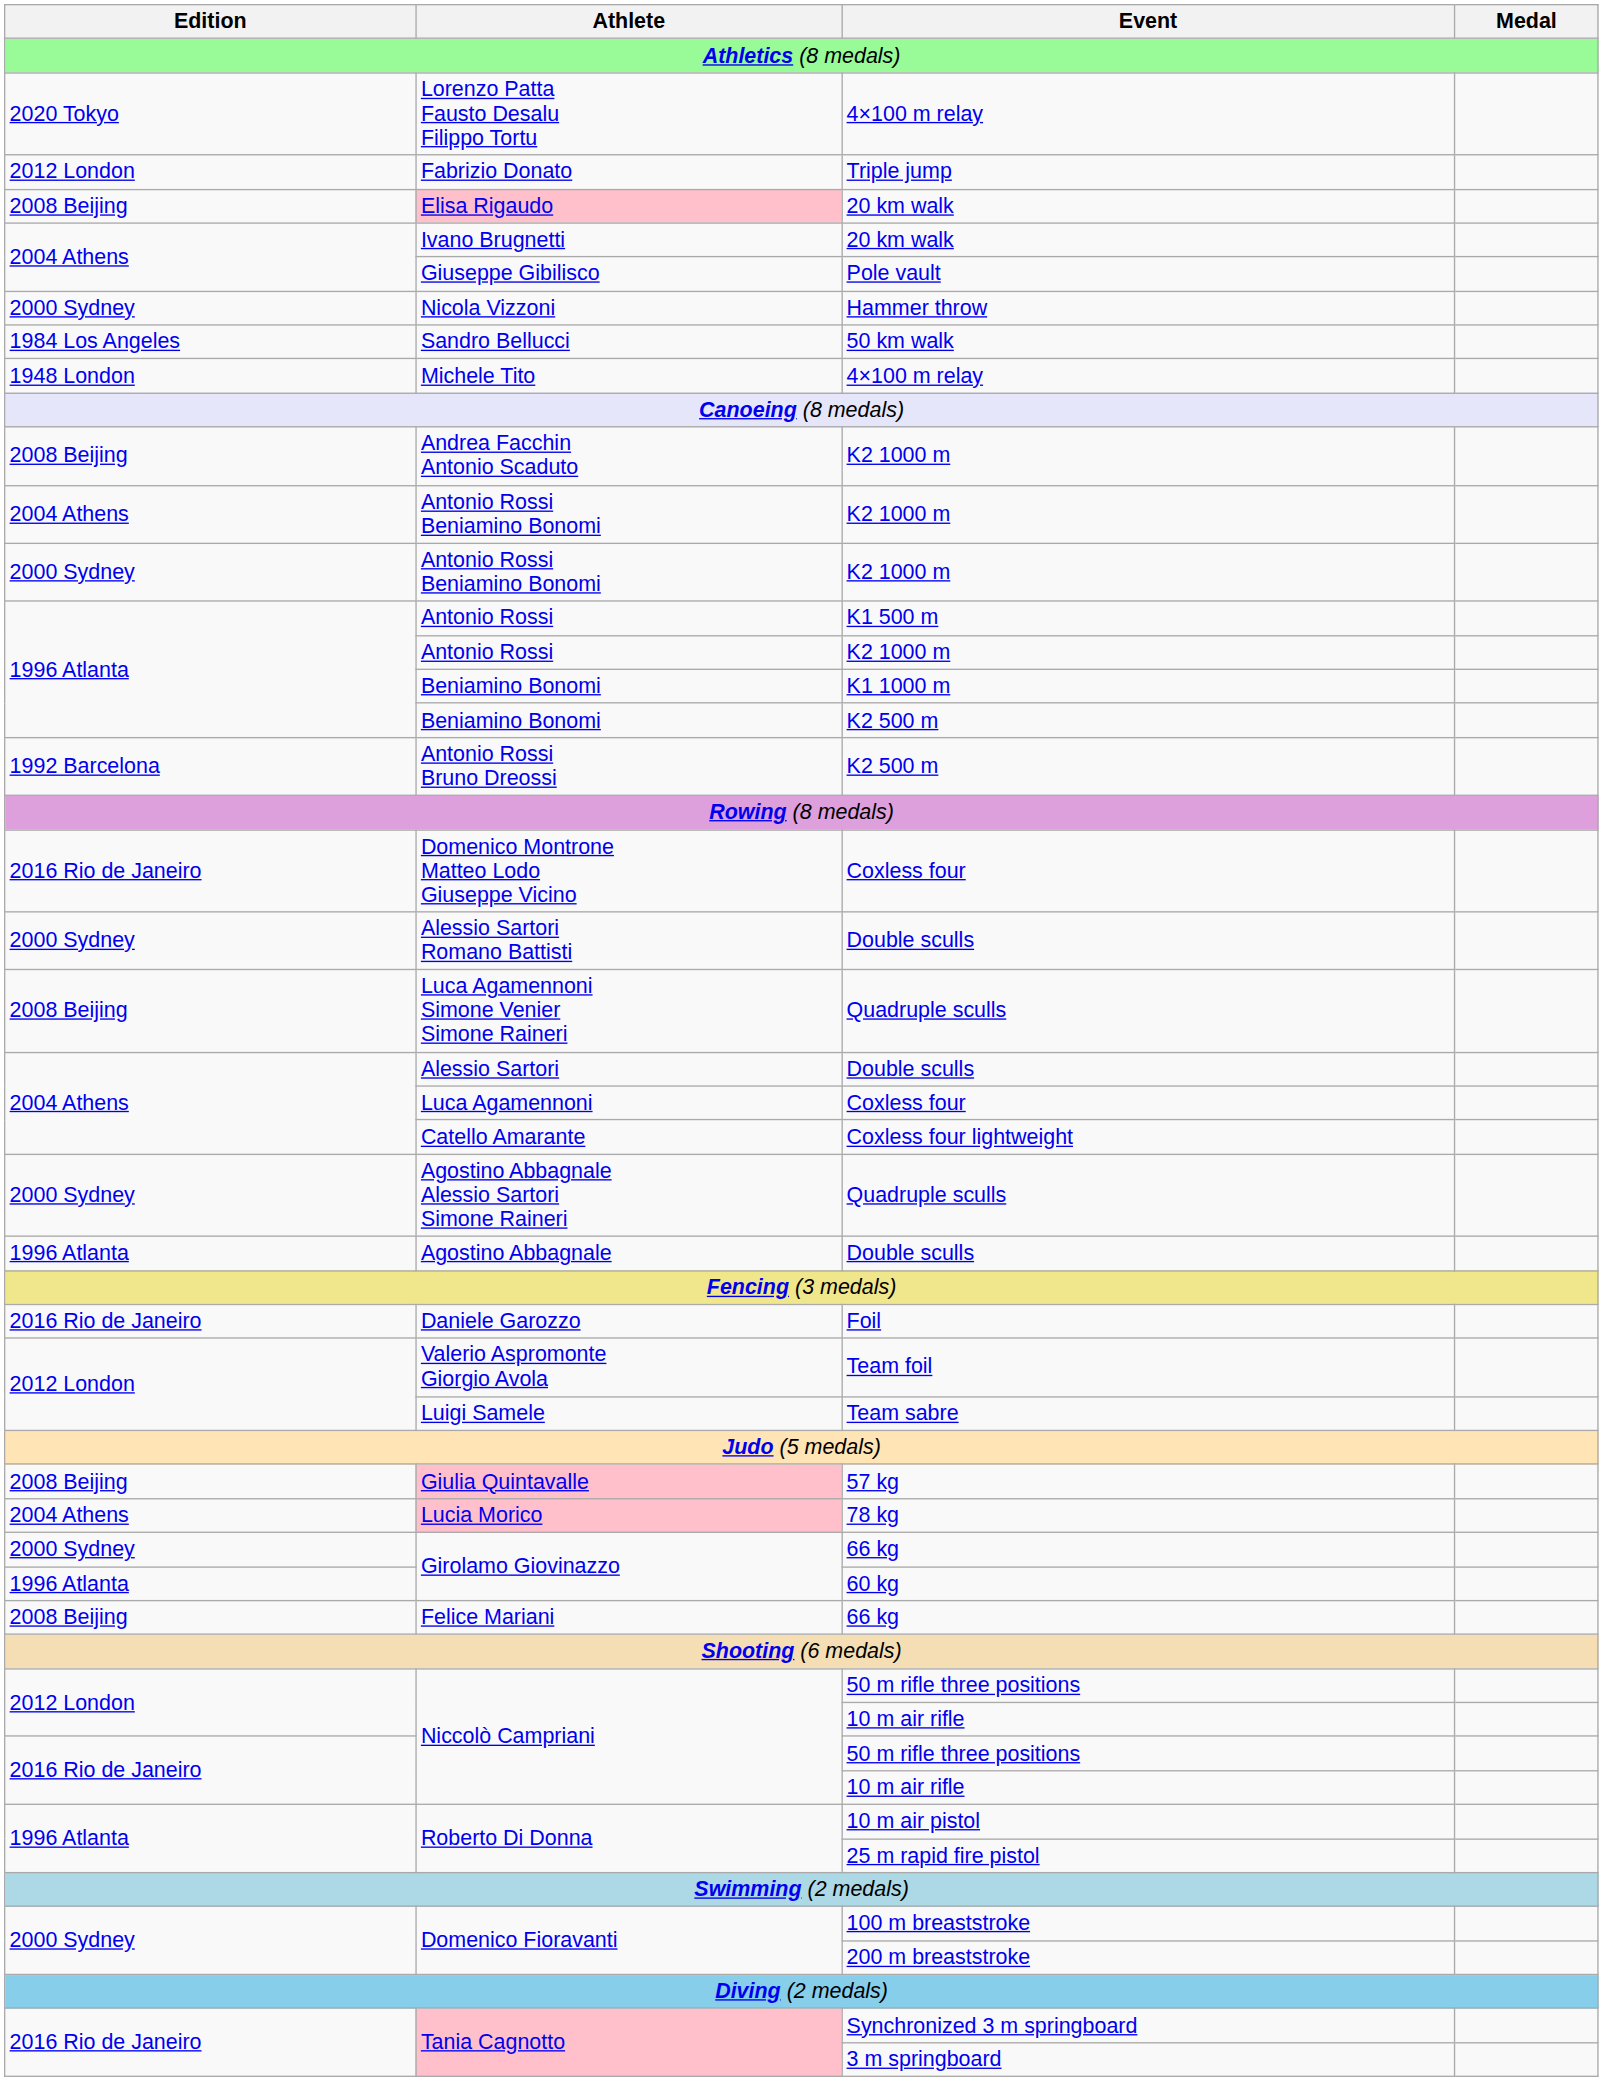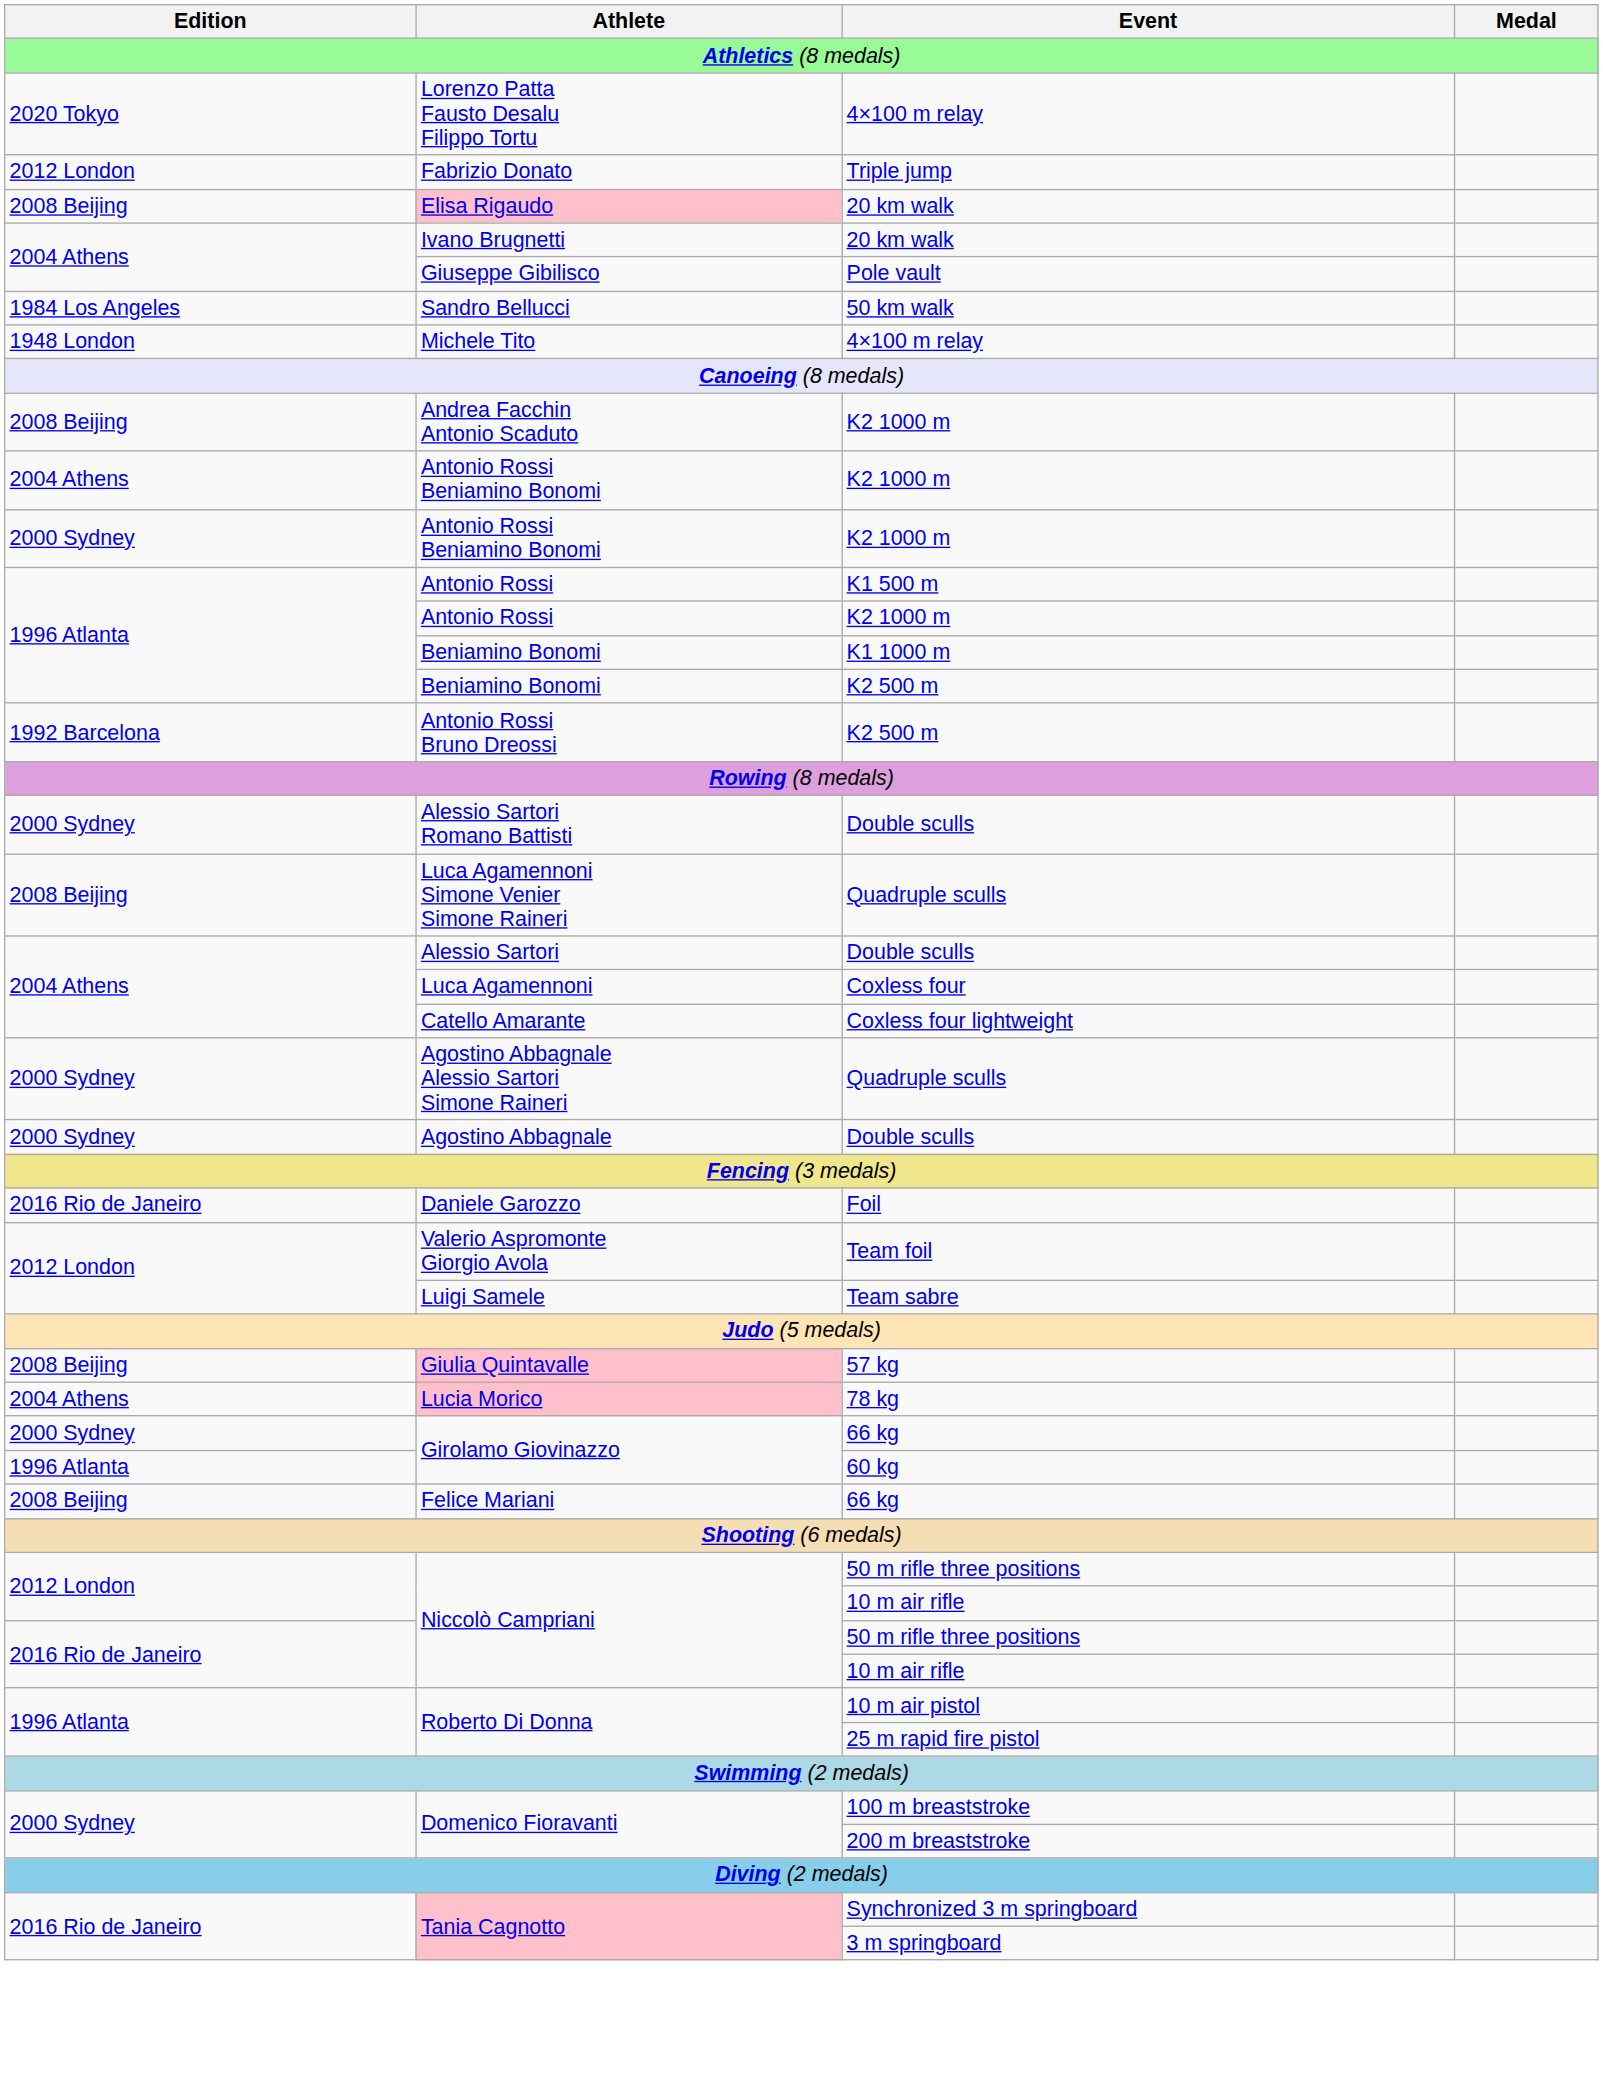- row: (488, 307)
- row: (517, 870)
(69, 1253) 1996 Atlanta -> (72, 1136) 2000 Sydney
